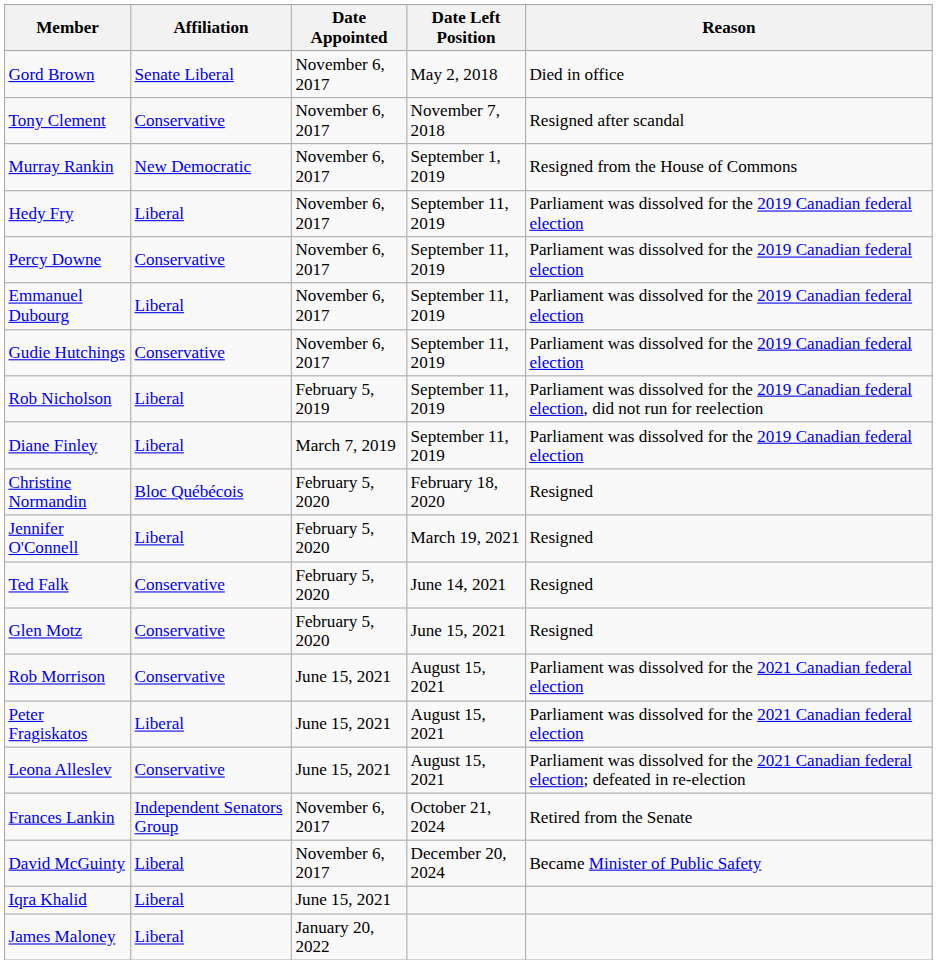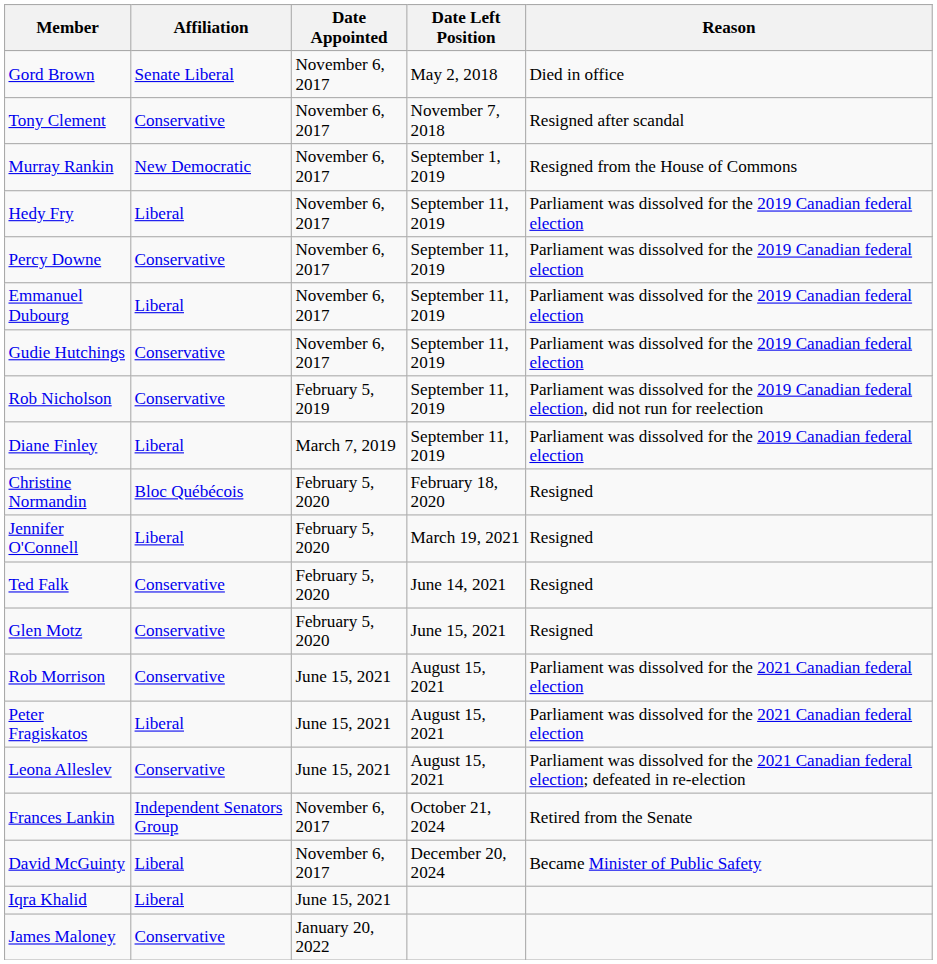(159, 398) Liberal -> (180, 398) Conservative
(159, 936) Liberal -> (180, 936) Conservative
